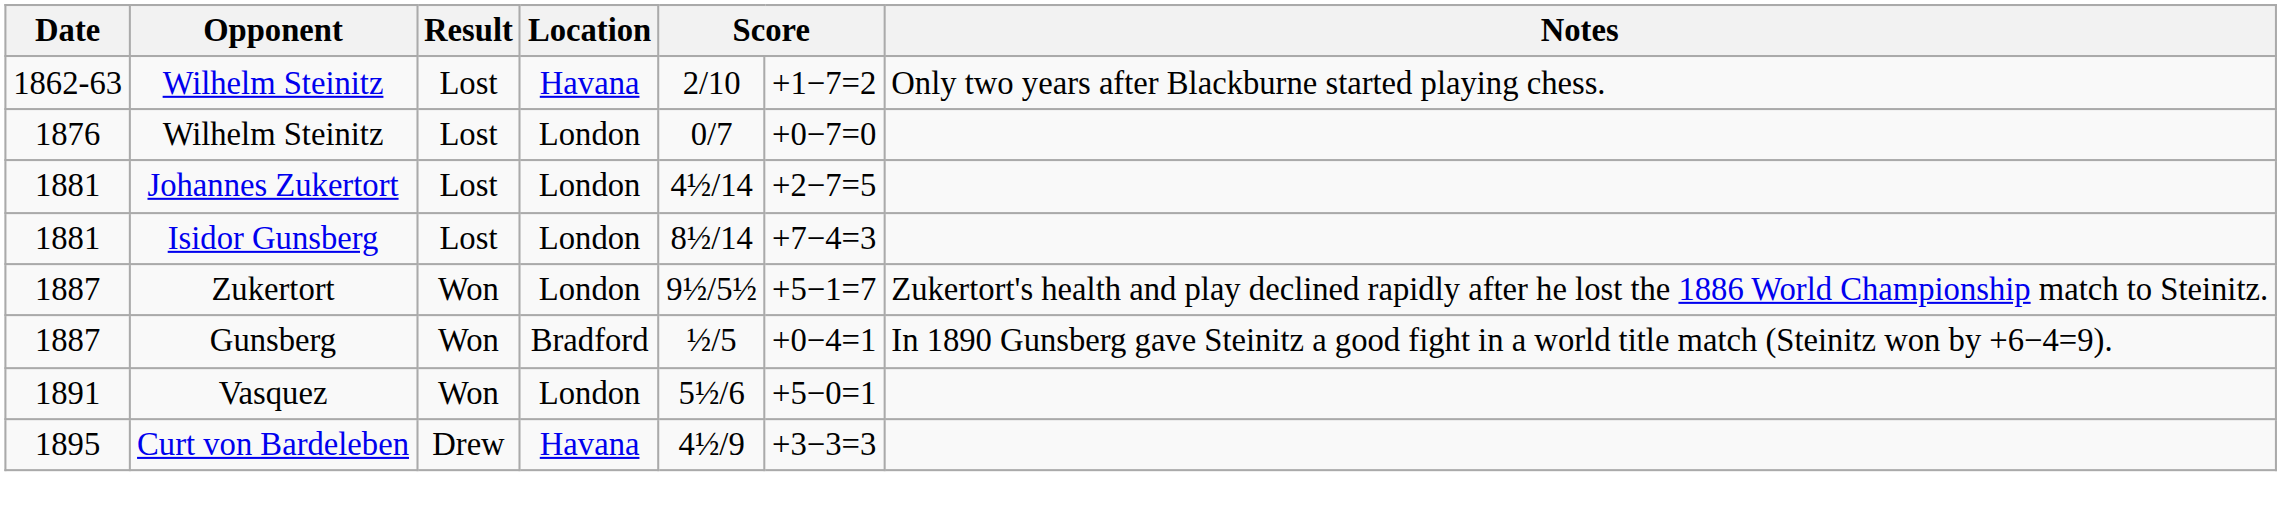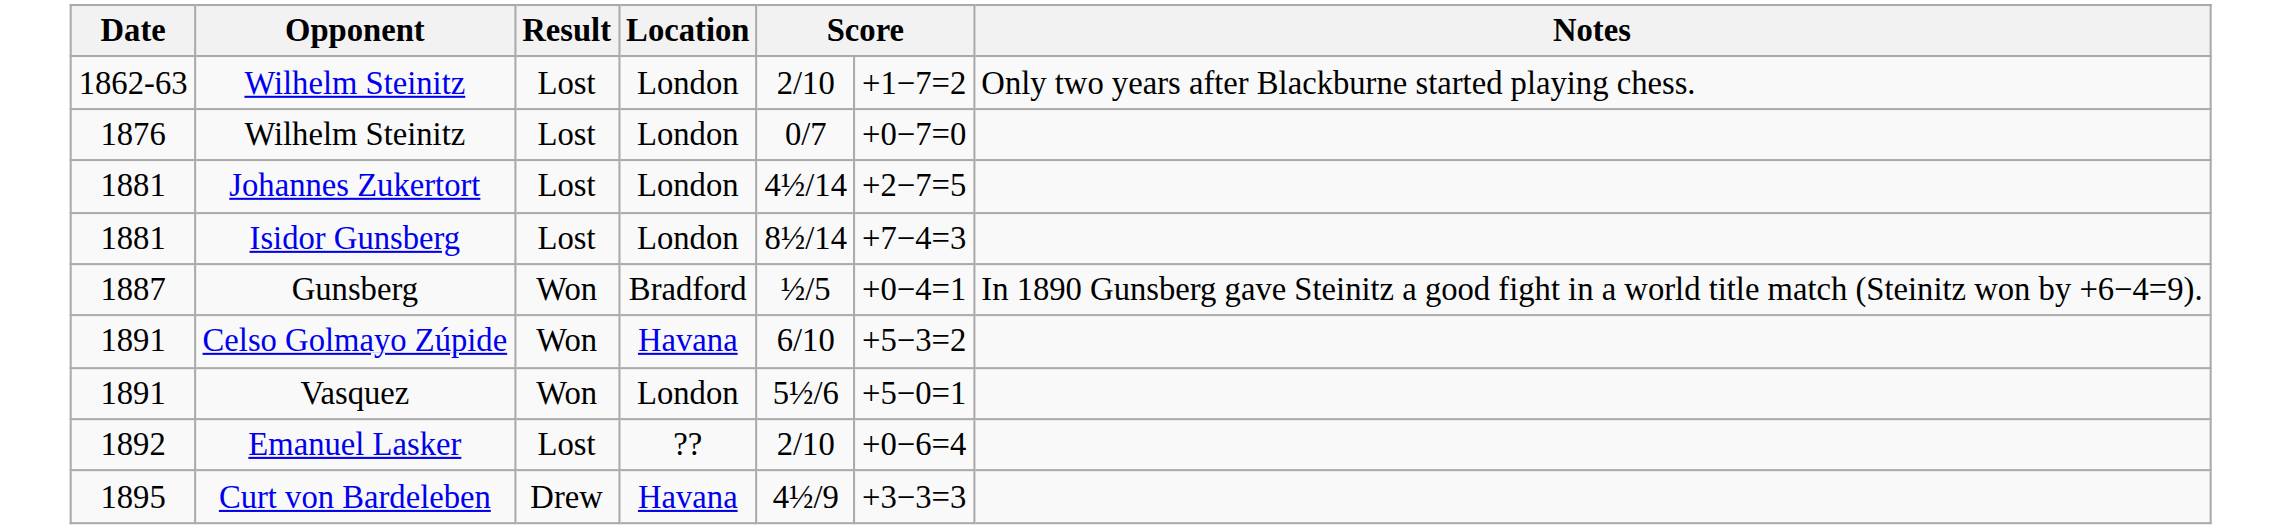(590, 82) Havana -> (688, 82) London
- row: (68, 289)
+ row: (133, 340)
+ row: (133, 444)
